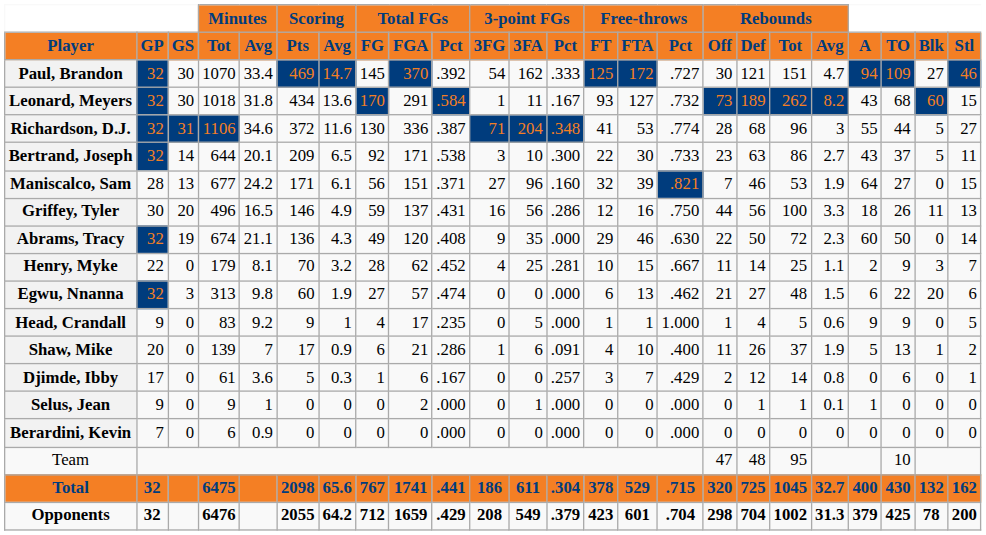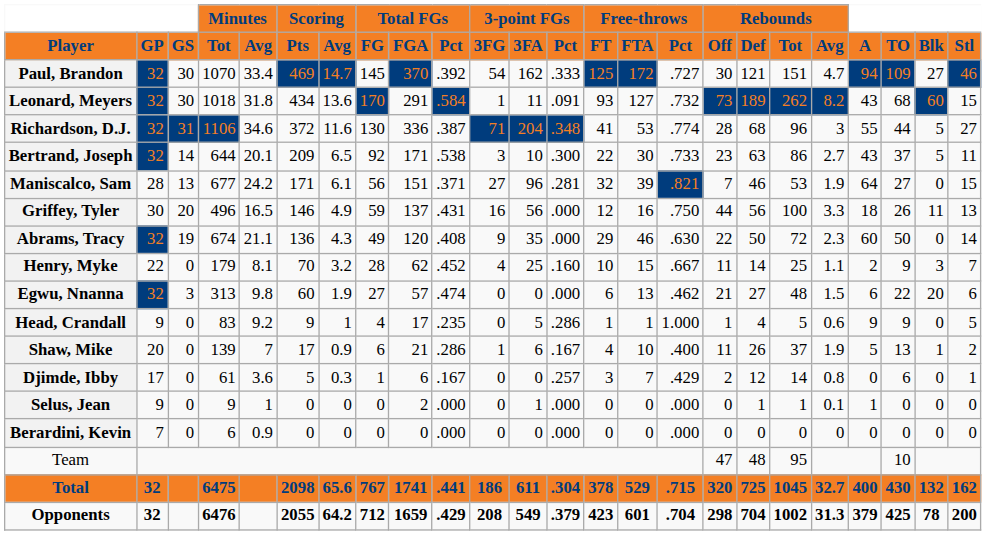(565, 101) .167 -> (565, 101) .091
(565, 183) .160 -> (565, 183) .281
(565, 211) .286 -> (565, 211) .000
(565, 266) .281 -> (565, 266) .160
(565, 322) .000 -> (565, 322) .286
(565, 349) .091 -> (565, 349) .167
